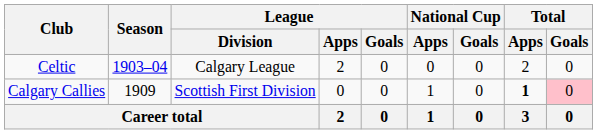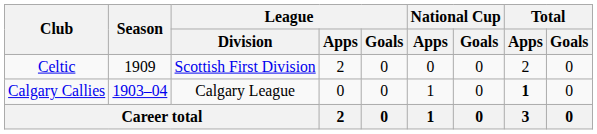(140, 66) 1903–04 -> (140, 66) 1909
(245, 66) Calgary League -> (245, 66) Scottish First Division
(140, 91) 1909 -> (140, 91) 1903–04
(245, 91) Scottish First Division -> (245, 91) Calgary League
(569, 91) pink background -> (569, 91) no background
